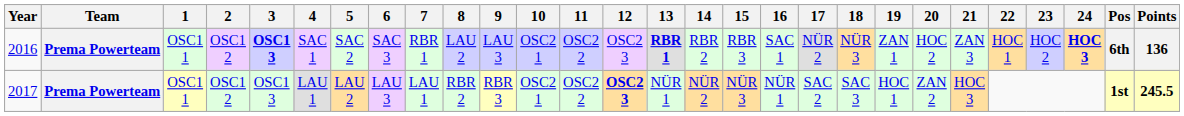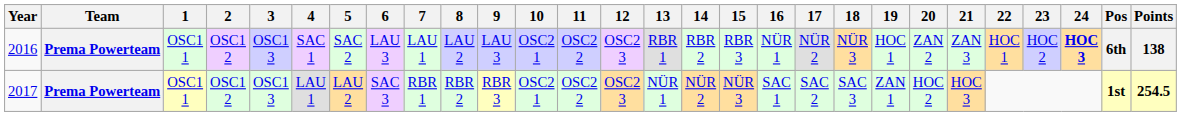(272, 49) bold -> (271, 49) normal
(387, 49) SAC 3 -> (385, 49) LAU 3
(424, 49) RBR 1 -> (422, 49) LAU 1
(666, 49) bold -> (663, 49) normal
(780, 49) SAC 1 -> (777, 49) NÜR 1
(894, 49) ZAN 1 -> (890, 49) HOC 1
(932, 49) HOC 2 -> (928, 49) ZAN 2
(1157, 49) 136 -> (1154, 49) 138
(387, 90) LAU 3 -> (385, 90) SAC 3
(424, 90) LAU 1 -> (422, 90) RBR 1
(625, 90) bold -> (622, 90) normal
(780, 90) NÜR 1 -> (777, 90) SAC 1
(894, 90) HOC 1 -> (890, 90) ZAN 1
(932, 90) ZAN 2 -> (928, 90) HOC 2
(1157, 90) 245.5 -> (1154, 90) 254.5
